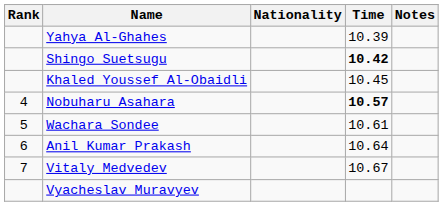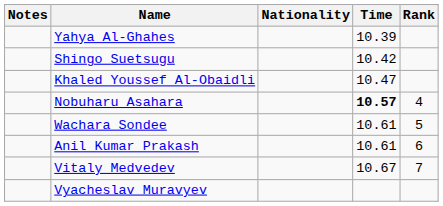columns swapped: (24, 15) <-> (415, 15)
(368, 59) bold -> (376, 59) normal
(368, 81) 10.45 -> (376, 81) 10.47
(368, 146) 10.64 -> (376, 146) 10.61
